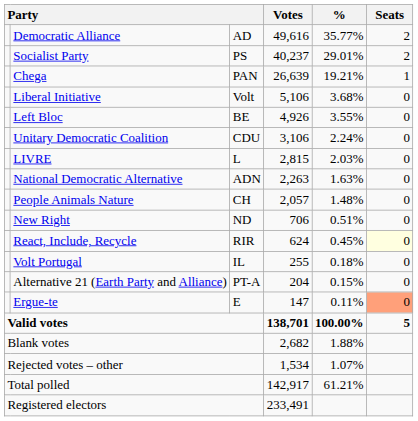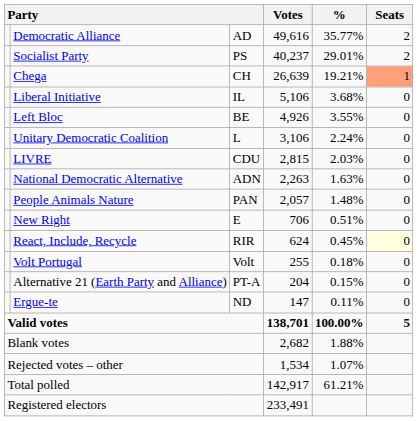(245, 76) PAN -> (242, 76) CH
(407, 76) no background -> (407, 76) lightsalmon background
(243, 96) Volt -> (239, 96) IL
(246, 138) CDU -> (237, 138) L
(237, 158) L -> (246, 158) CDU
(242, 199) CH -> (245, 199) PAN
(242, 220) ND -> (237, 220) E
(239, 261) IL -> (243, 261) Volt
(237, 302) E -> (242, 302) ND
(407, 302) lightsalmon background -> (407, 302) no background
